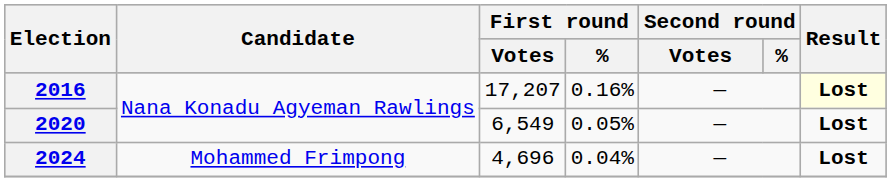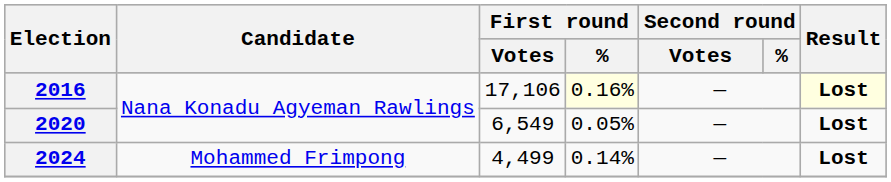(523, 91) 17,207 -> (523, 91) 17,106
(602, 91) no background -> (602, 91) lightyellow background
(523, 159) 4,696 -> (523, 159) 4,499
(602, 159) 0.04% -> (602, 159) 0.14%
